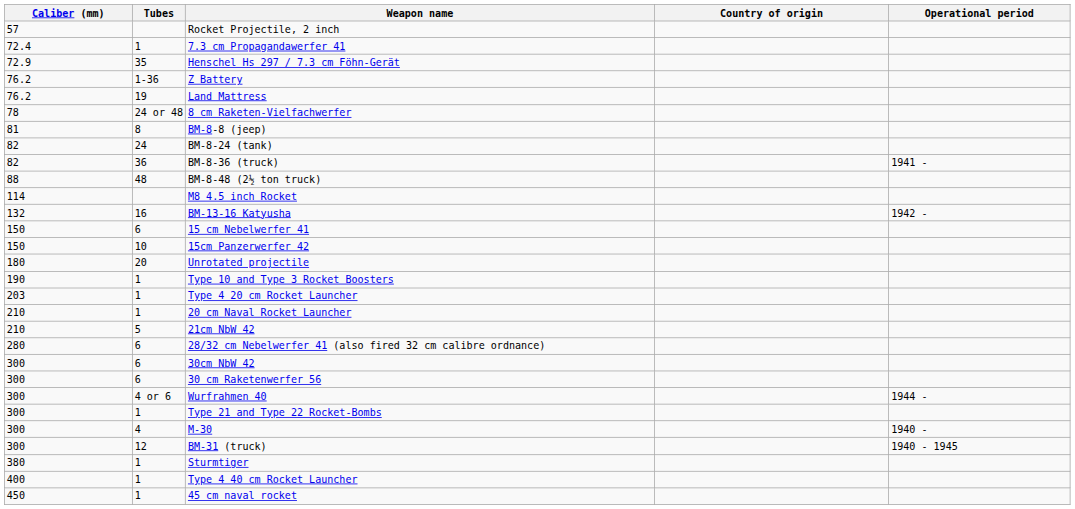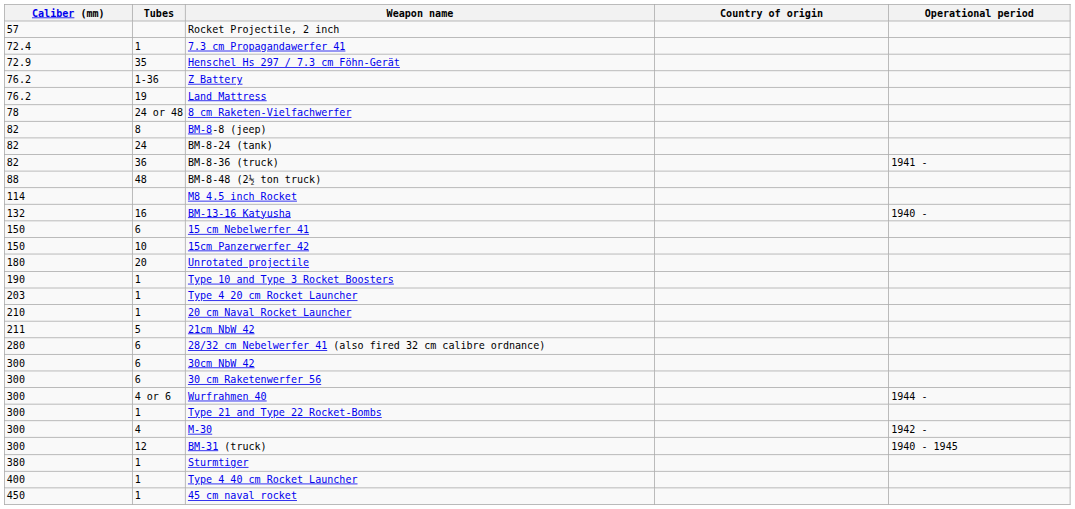(13, 129) 81 -> (13, 129) 82
(909, 212) 1942 - -> (909, 212) 1940 -
(16, 329) 210 -> (16, 329) 211
(909, 429) 1940 - -> (909, 429) 1942 -
